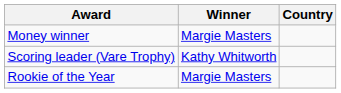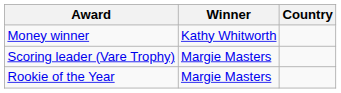(226, 35) Margie Masters -> (229, 35) Kathy Whitworth
(229, 56) Kathy Whitworth -> (226, 56) Margie Masters
